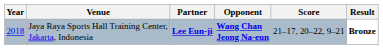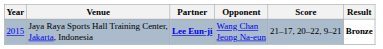(15, 32) 2018 -> (15, 32) 2015
(243, 32) bold -> (241, 32) normal
